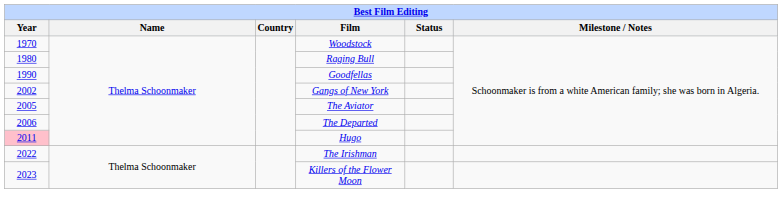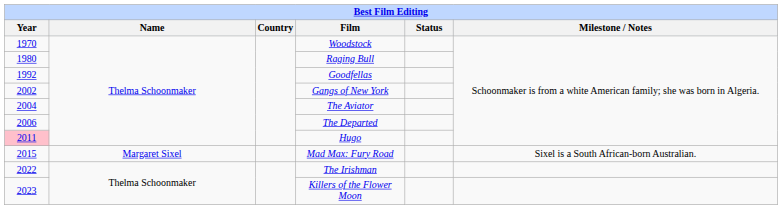(27, 75) 1990 -> (27, 75) 1992
(27, 106) 2005 -> (27, 106) 2004
+ row: (350, 153)
